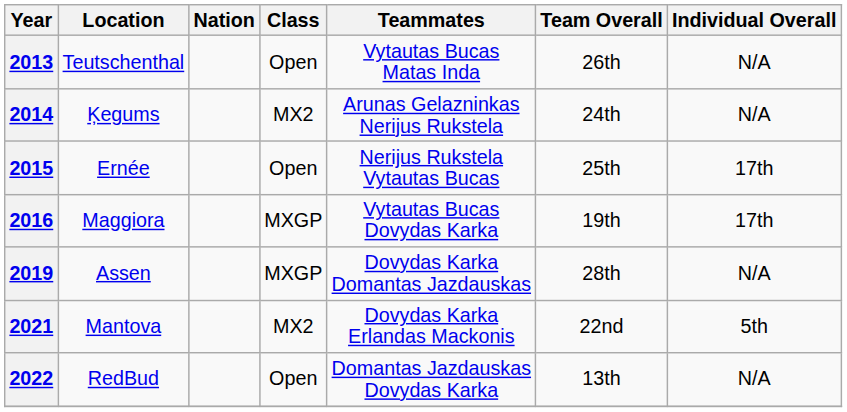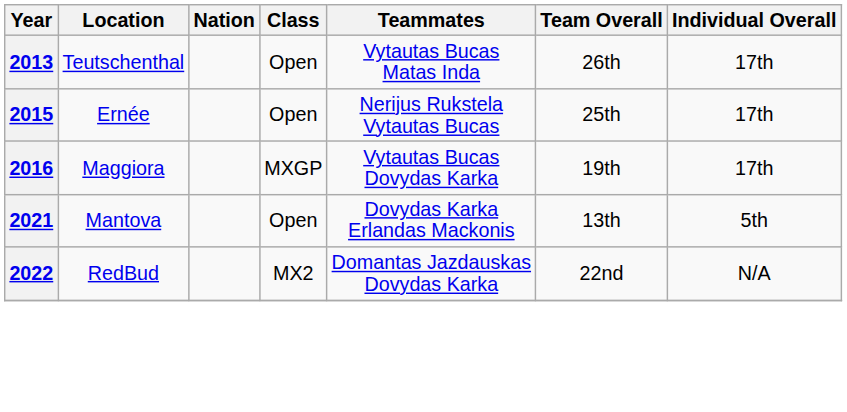(754, 62) N/A -> (754, 62) 17th
- row: (31, 115)
- row: (31, 273)
(293, 326) MX2 -> (293, 220) Open
(602, 326) 22nd -> (602, 220) 13th
(293, 379) Open -> (293, 273) MX2
(602, 379) 13th -> (602, 273) 22nd
